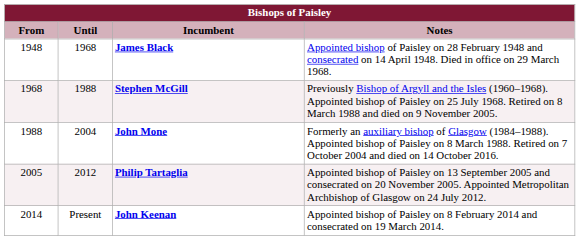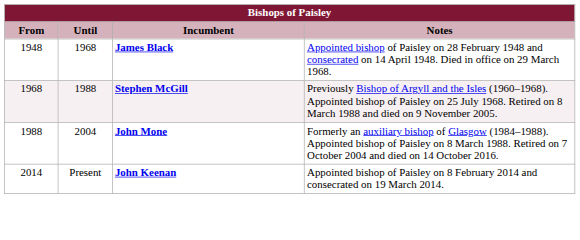- row: (151, 172)
